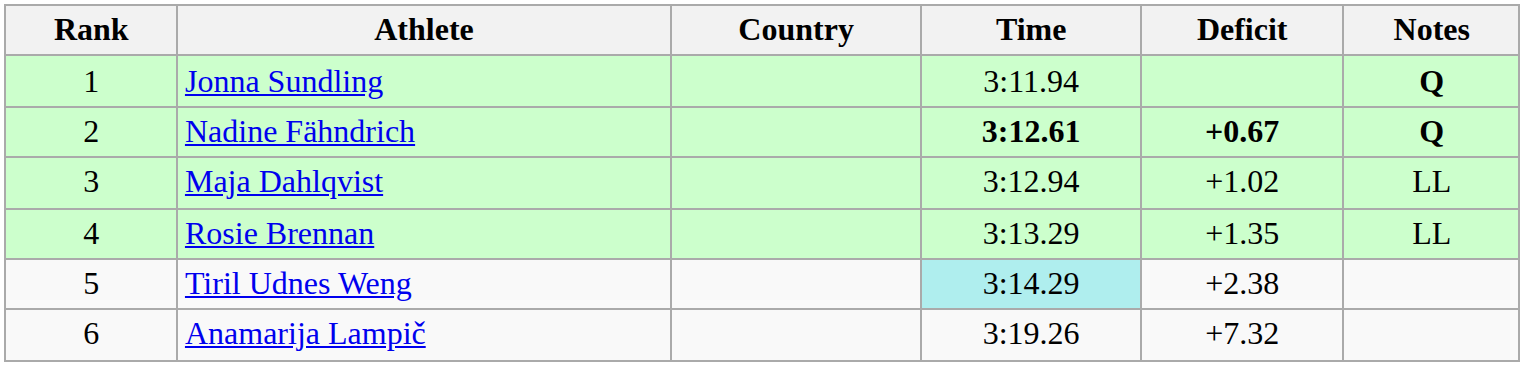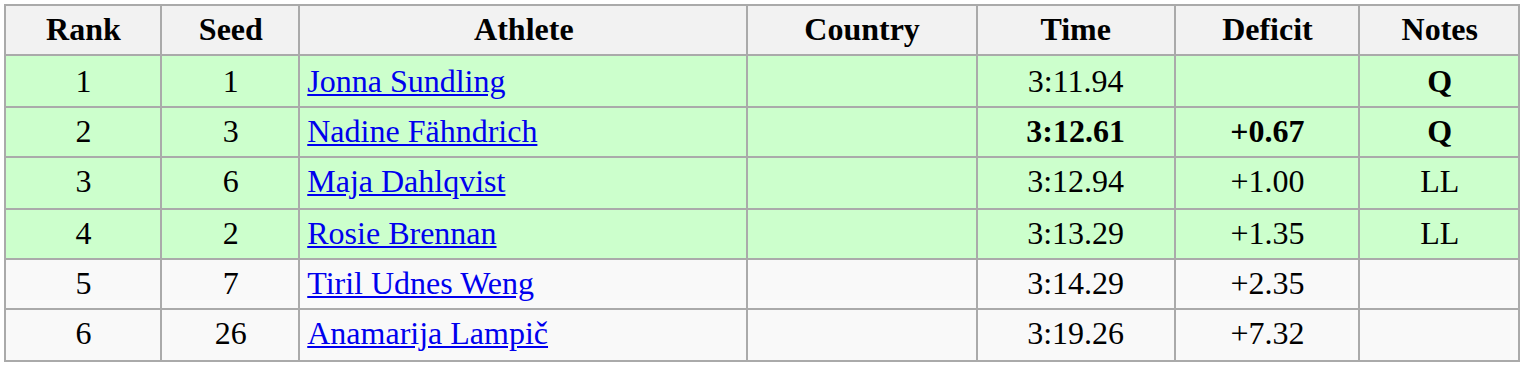+ column: (231, 29)
(1242, 182) +1.02 -> (1267, 182) +1.00
(1031, 283) paleturquoise background -> (1076, 283) no background
(1242, 283) +2.38 -> (1267, 283) +2.35
